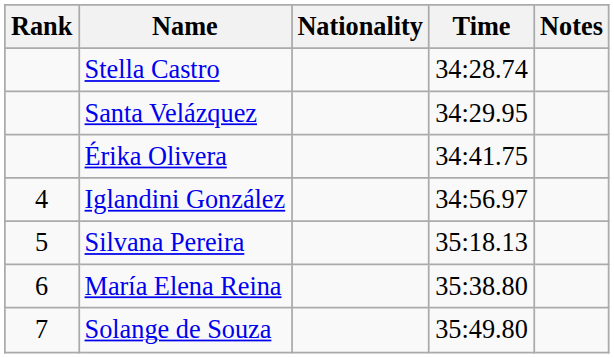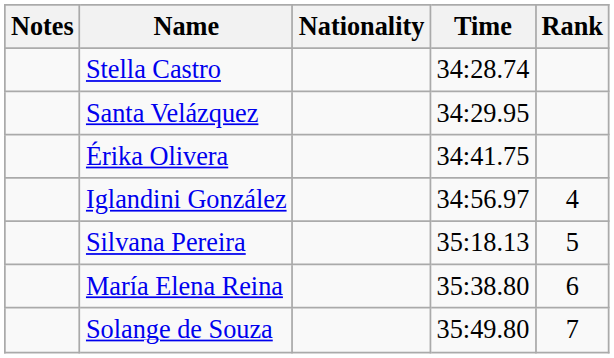columns swapped: (42, 26) <-> (571, 26)
